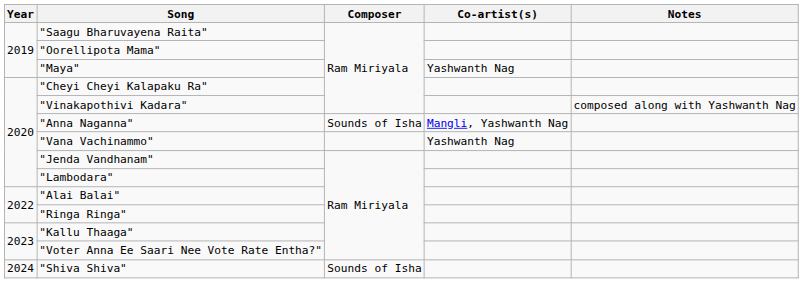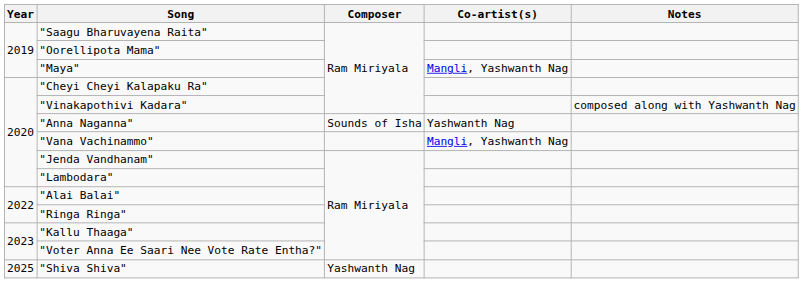(471, 68) Yashwanth Nag -> (498, 68) Mangli, Yashwanth Nag
(498, 123) Mangli, Yashwanth Nag -> (471, 123) Yashwanth Nag
(471, 141) Yashwanth Nag -> (498, 141) Mangli, Yashwanth Nag
(21, 269) 2024 -> (21, 269) 2025
(374, 269) Sounds of Isha -> (371, 269) Yashwanth Nag
